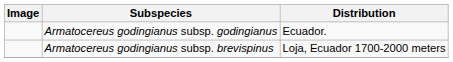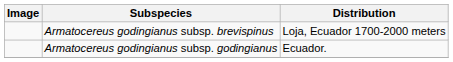rows swapped: (159, 48) <-> (161, 31)
